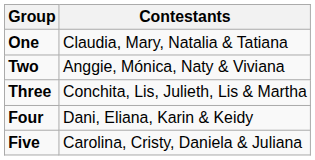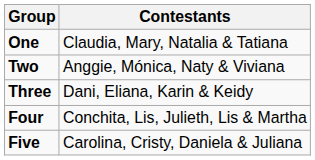(185, 92) Conchita, Lis, Julieth, Lis & Martha -> (158, 92) Dani, Eliana, Karin & Keidy
(158, 117) Dani, Eliana, Karin & Keidy -> (185, 117) Conchita, Lis, Julieth, Lis & Martha
